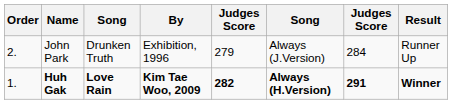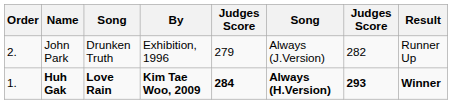(356, 51) 284 -> (356, 51) 282
(224, 83) 282 -> (224, 83) 284
(356, 83) 291 -> (356, 83) 293
